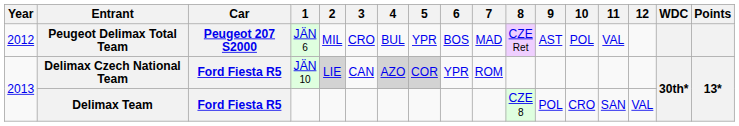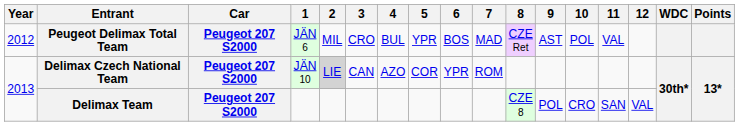(239, 73) Ford Fiesta R5 -> (239, 73) Peugeot 207 S2000
(393, 73) lightgrey background -> (393, 73) no background
(424, 73) lightgrey background -> (424, 73) no background
(239, 105) Ford Fiesta R5 -> (239, 105) Peugeot 207 S2000
